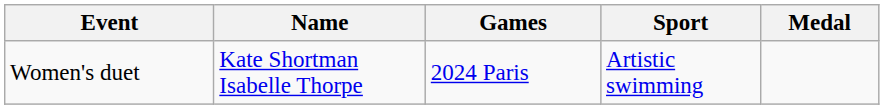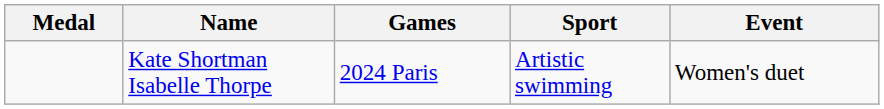columns swapped: (820, 22) <-> (109, 22)
